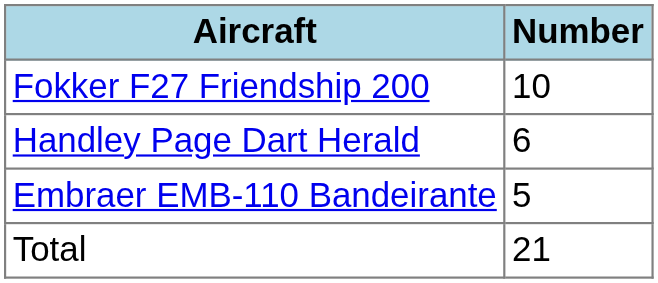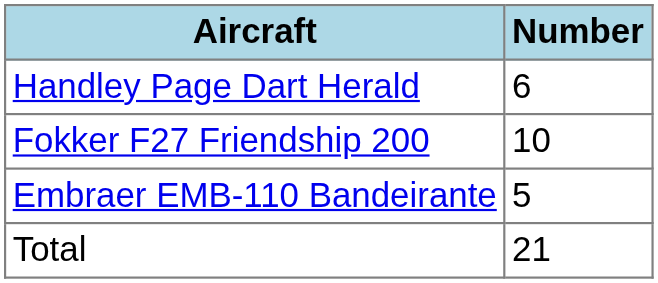rows swapped: (221, 86) <-> (216, 140)
